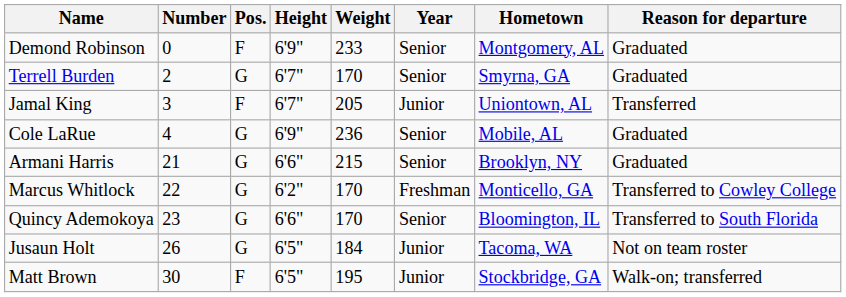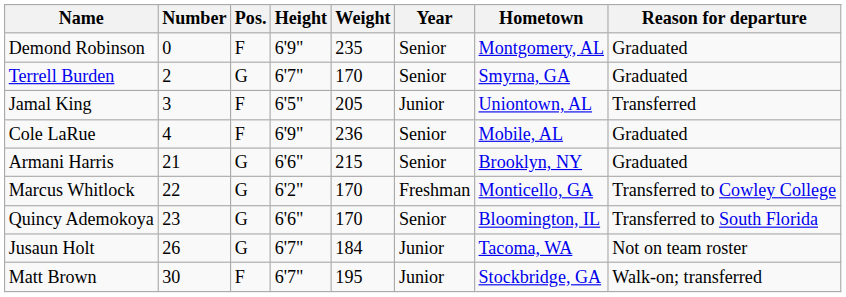(349, 47) 233 -> (349, 47) 235
(289, 104) 6'7" -> (289, 104) 6'5"
(241, 133) G -> (240, 133) F
(289, 248) 6'5" -> (289, 248) 6'7"
(289, 276) 6'5" -> (289, 276) 6'7"
